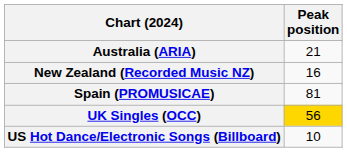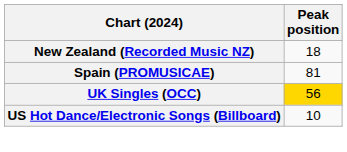- row: (144, 51)
(313, 72) 16 -> (313, 51) 18
